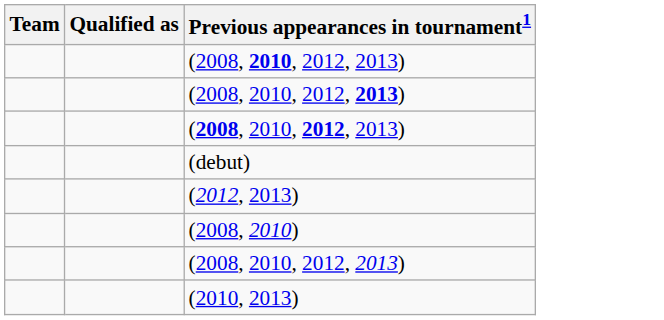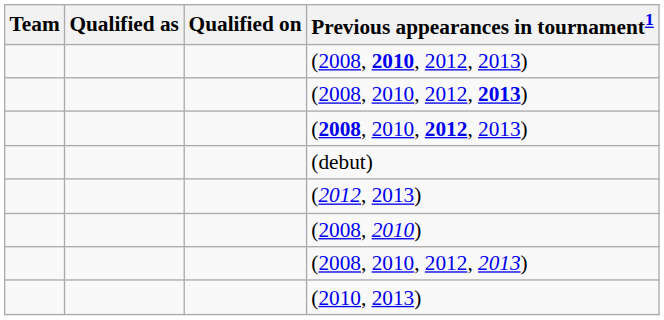+ column: (245, 24)
